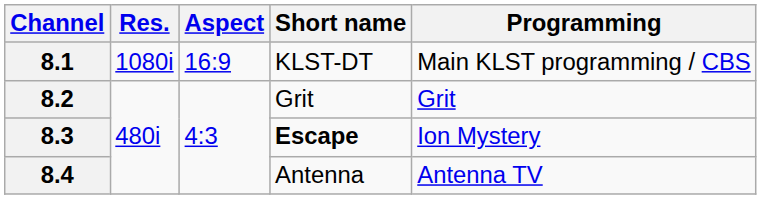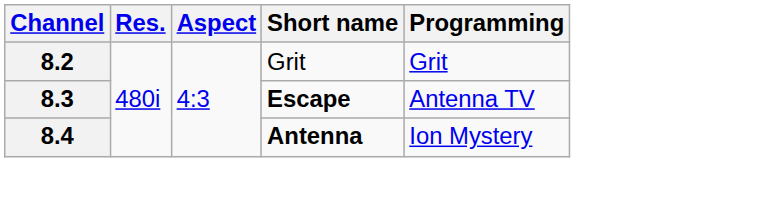- row: (57, 61)
(479, 136) Ion Mystery -> (472, 99) Antenna TV
(320, 174) normal -> (315, 136) bold
(480, 174) Antenna TV -> (471, 136) Ion Mystery
